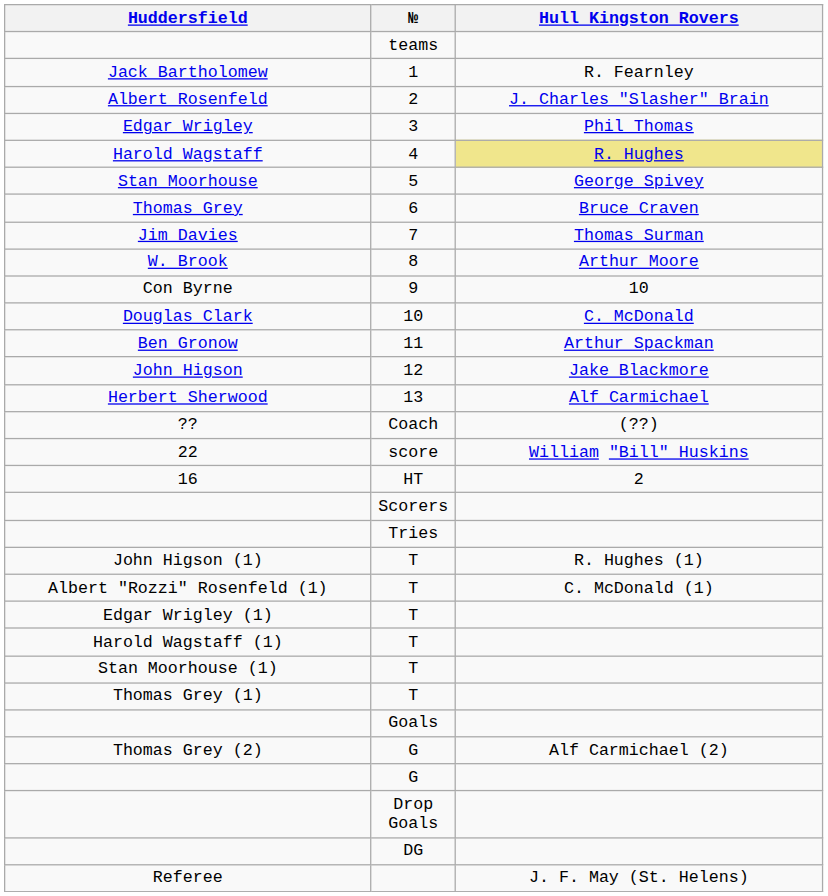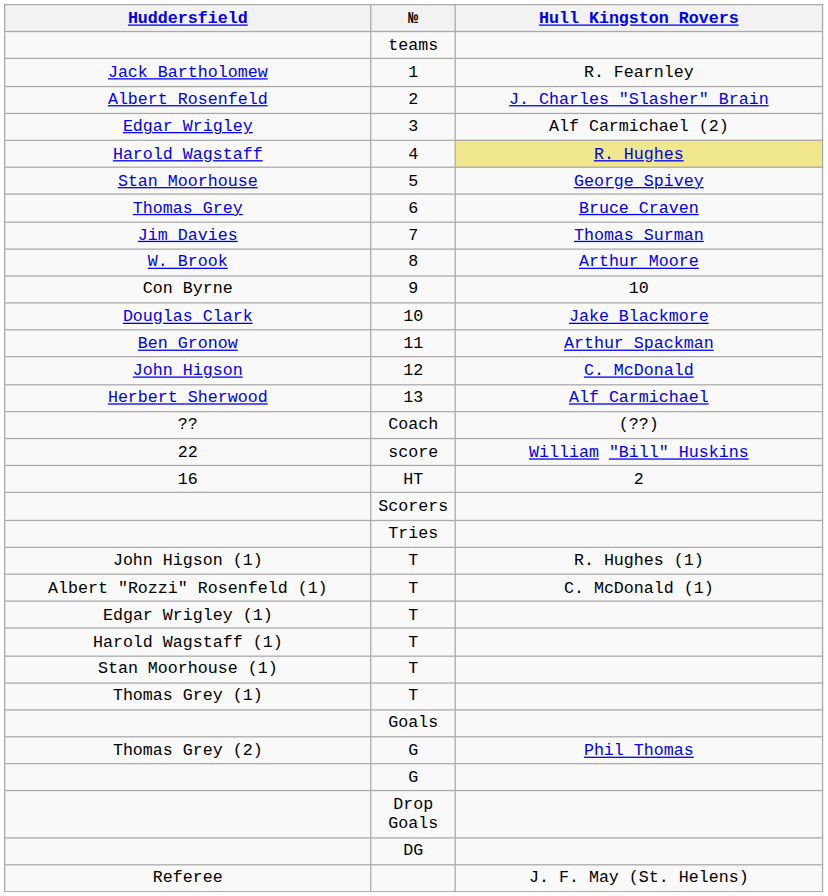(639, 127) Phil Thomas -> (639, 127) Alf Carmichael (2)
(639, 317) C. McDonald -> (639, 317) Jake Blackmore
(639, 371) Jake Blackmore -> (639, 371) C. McDonald
(639, 750) Alf Carmichael (2) -> (639, 750) Phil Thomas
